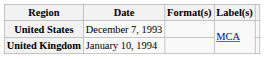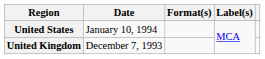(124, 29) December 7, 1993 -> (121, 29) January 10, 1994
(121, 45) January 10, 1994 -> (124, 45) December 7, 1993
